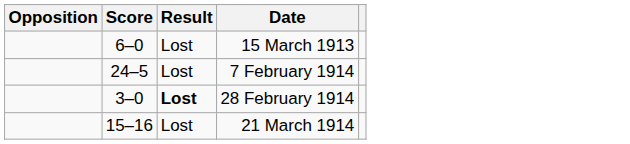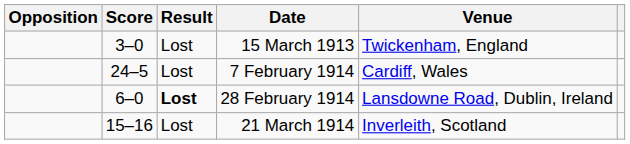+ column: (488, 17)
(129, 44) 6–0 -> (129, 44) 3–0
(129, 98) 3–0 -> (129, 98) 6–0
